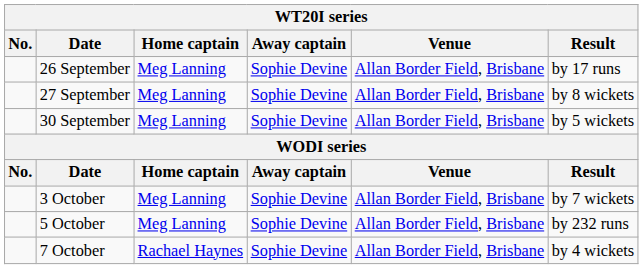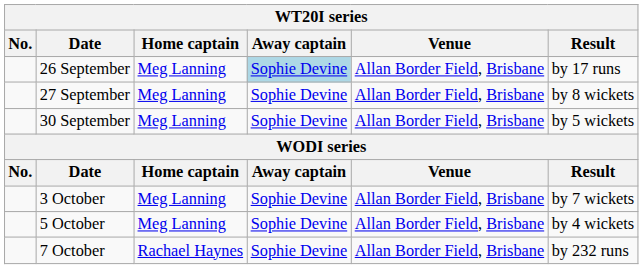(299, 69) no background -> (299, 69) lightblue background
(590, 224) by 232 runs -> (593, 224) by 4 wickets
(593, 250) by 4 wickets -> (590, 250) by 232 runs
